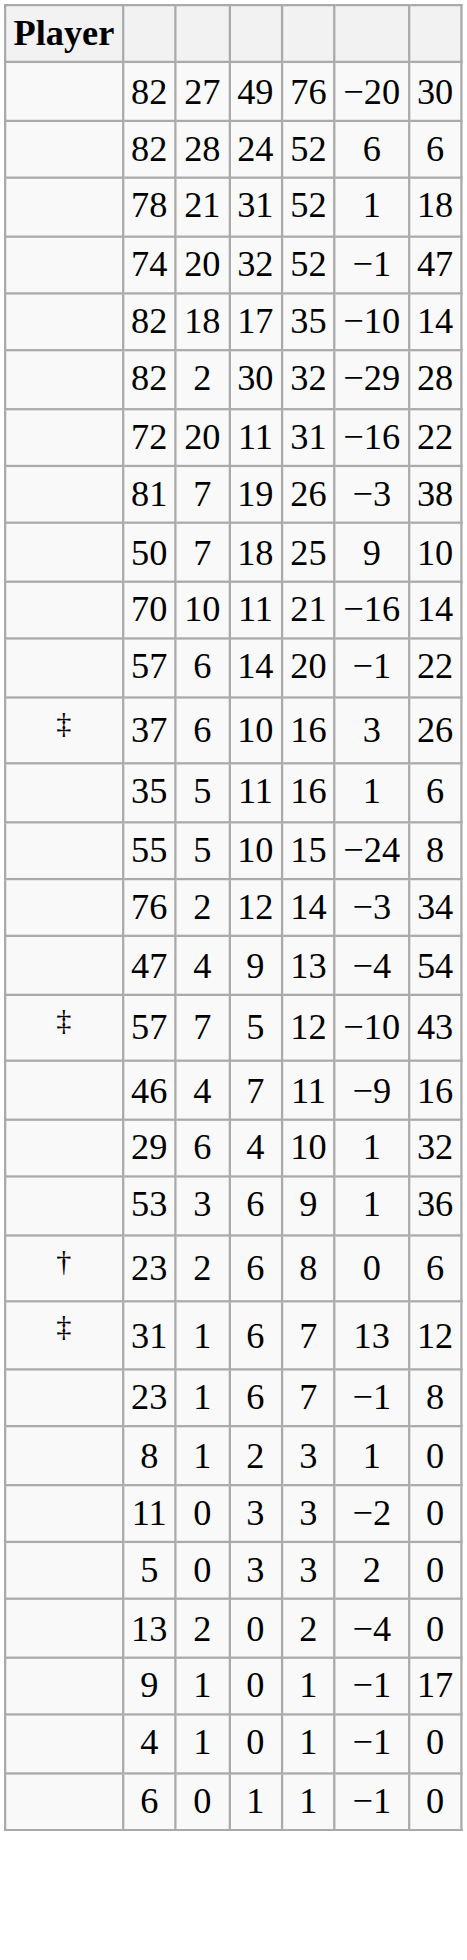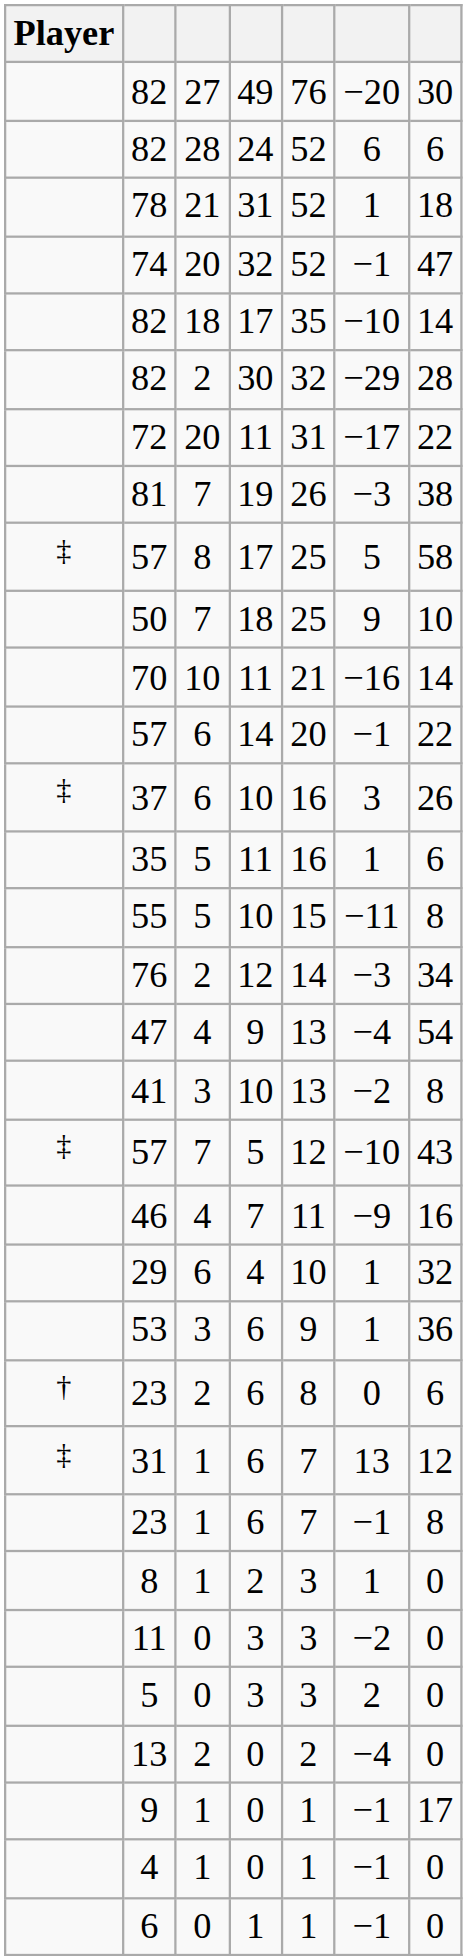(372, 436) −16 -> (372, 436) −17
+ row: (149, 556)
(372, 849) −24 -> (372, 916) −11
+ row: (149, 1089)
